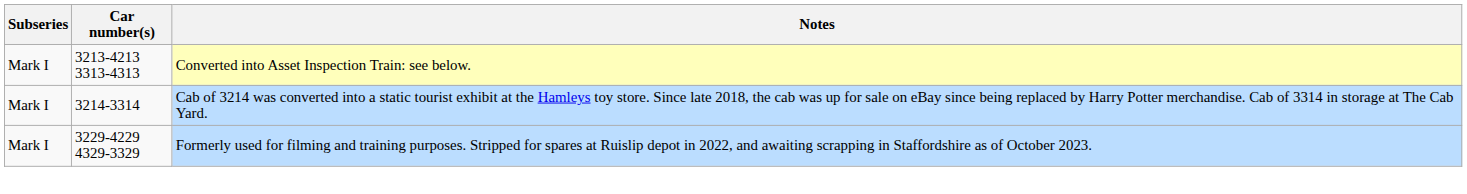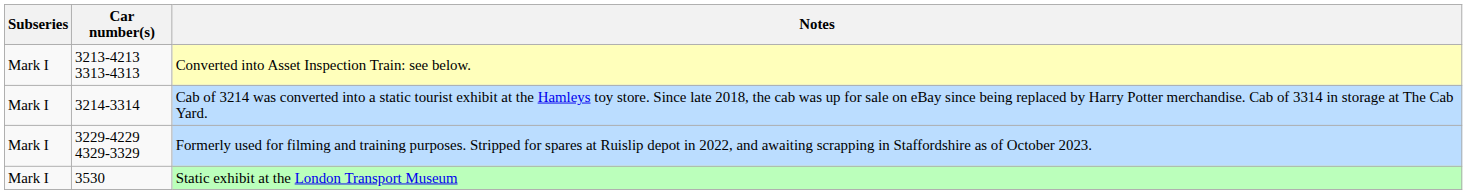+ row: (317, 177)
